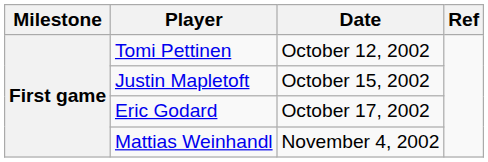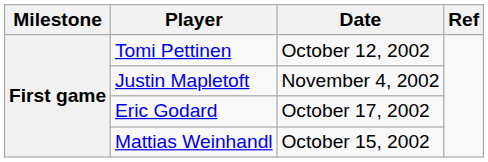(356, 80) October 15, 2002 -> (360, 80) November 4, 2002
(360, 141) November 4, 2002 -> (356, 141) October 15, 2002
